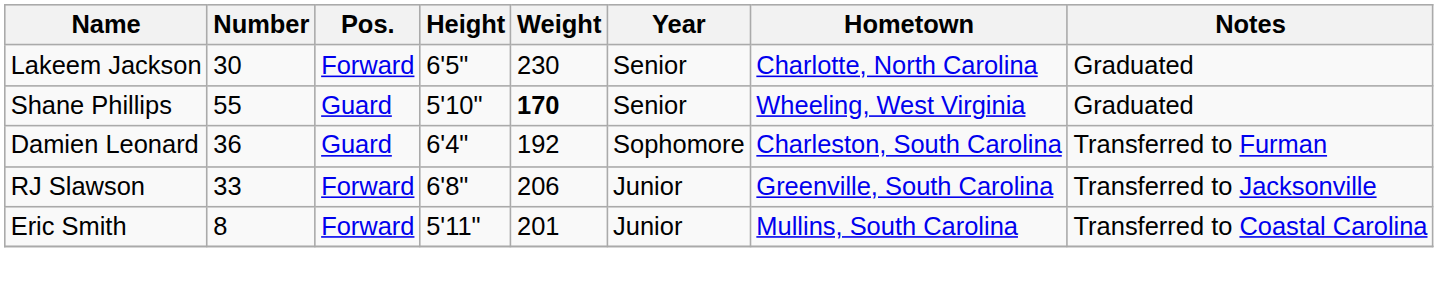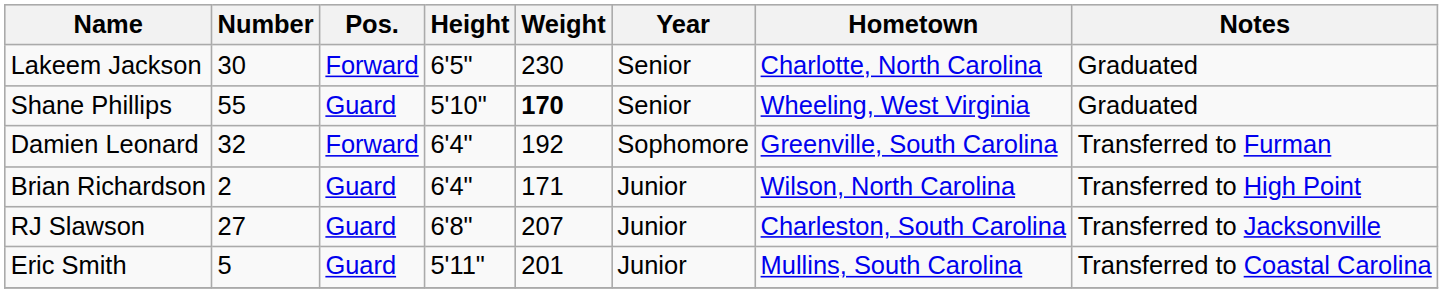(227, 145) 36 -> (232, 145) 32
(356, 145) Guard -> (372, 145) Forward
(909, 145) Charleston, South Carolina -> (909, 145) Greenville, South Carolina
+ row: (108, 186)
(227, 186) 33 -> (232, 226) 27
(368, 186) Forward -> (361, 226) Guard
(538, 186) 206 -> (543, 226) 207
(905, 186) Greenville, South Carolina -> (913, 226) Charleston, South Carolina
(220, 226) 8 -> (225, 266) 5
(368, 226) Forward -> (361, 266) Guard
